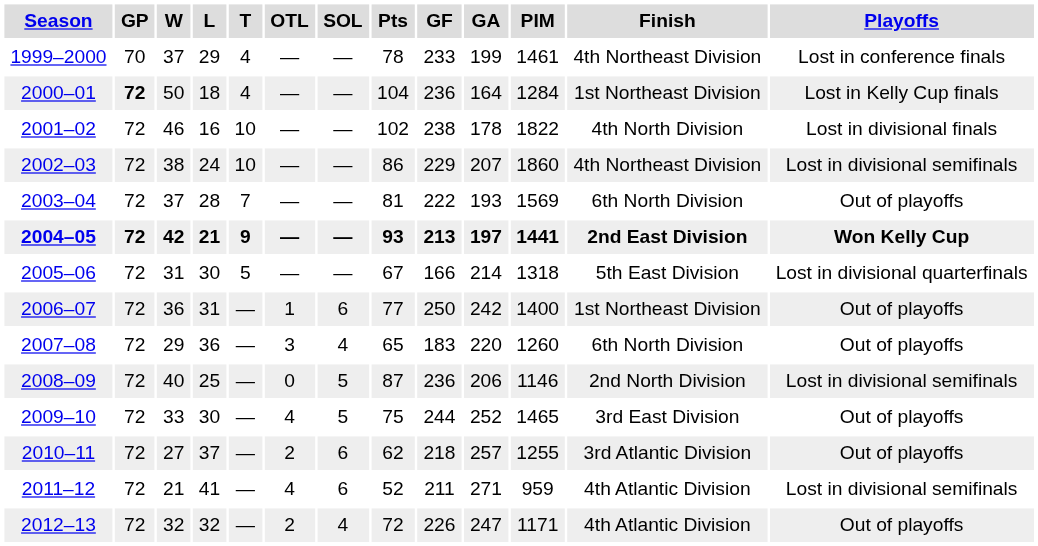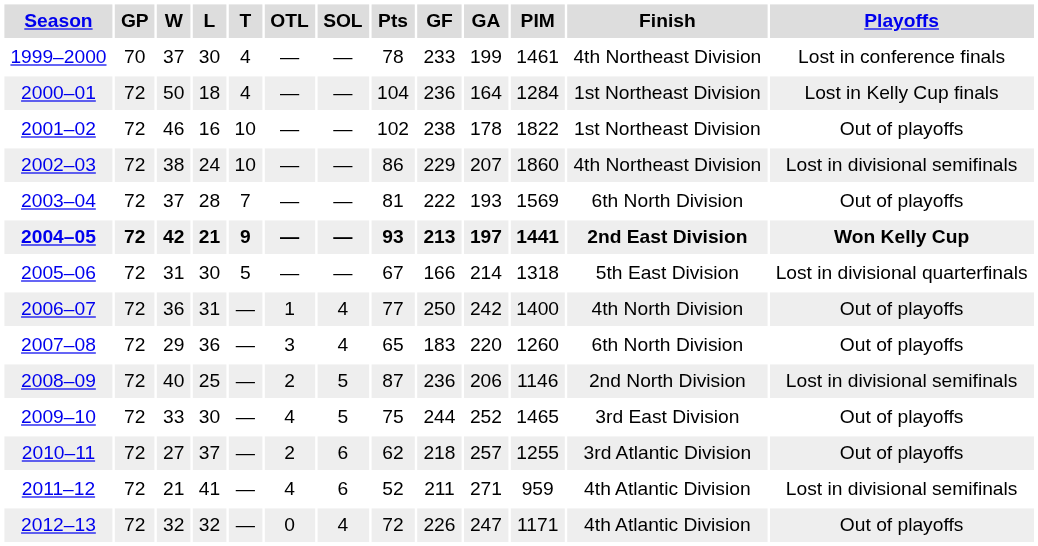(209, 57) 29 -> (209, 57) 30
(135, 93) bold -> (135, 93) normal
(667, 129) 4th North Division -> (667, 129) 1st Northeast Division
(902, 129) Lost in divisional finals -> (902, 129) Out of playoffs
(343, 309) 6 -> (343, 309) 4
(667, 309) 1st Northeast Division -> (667, 309) 4th North Division
(290, 381) 0 -> (290, 381) 2
(290, 525) 2 -> (290, 525) 0
